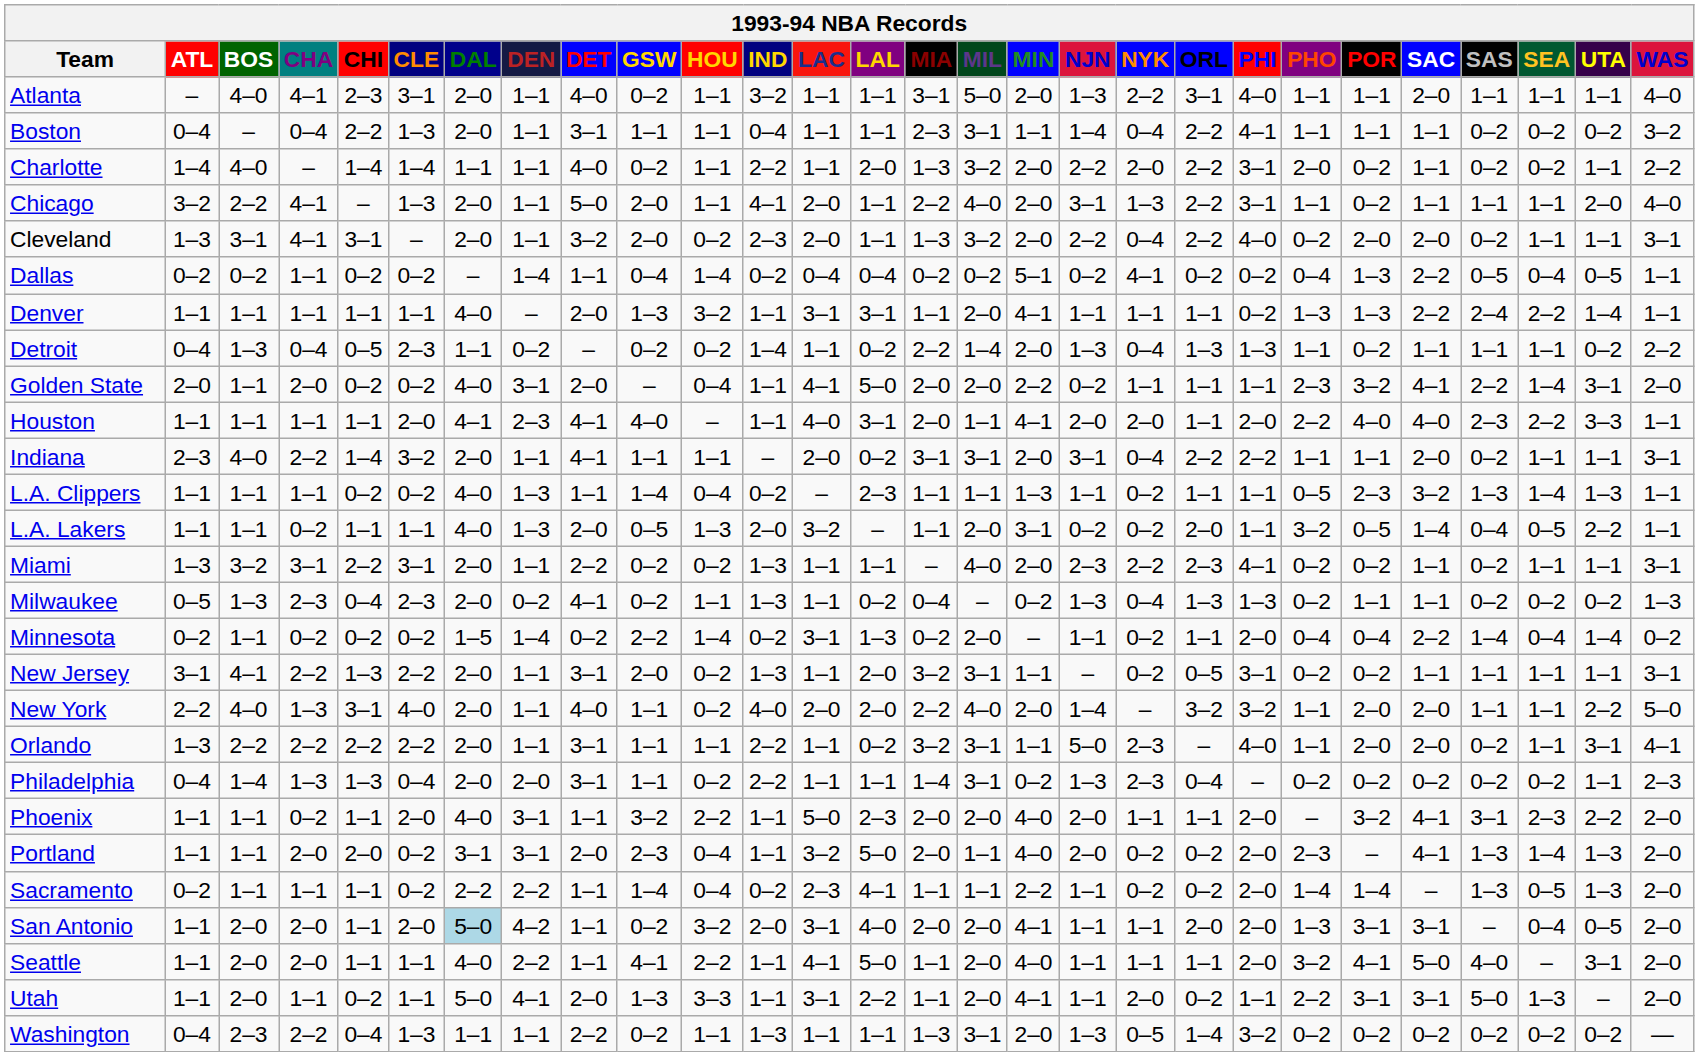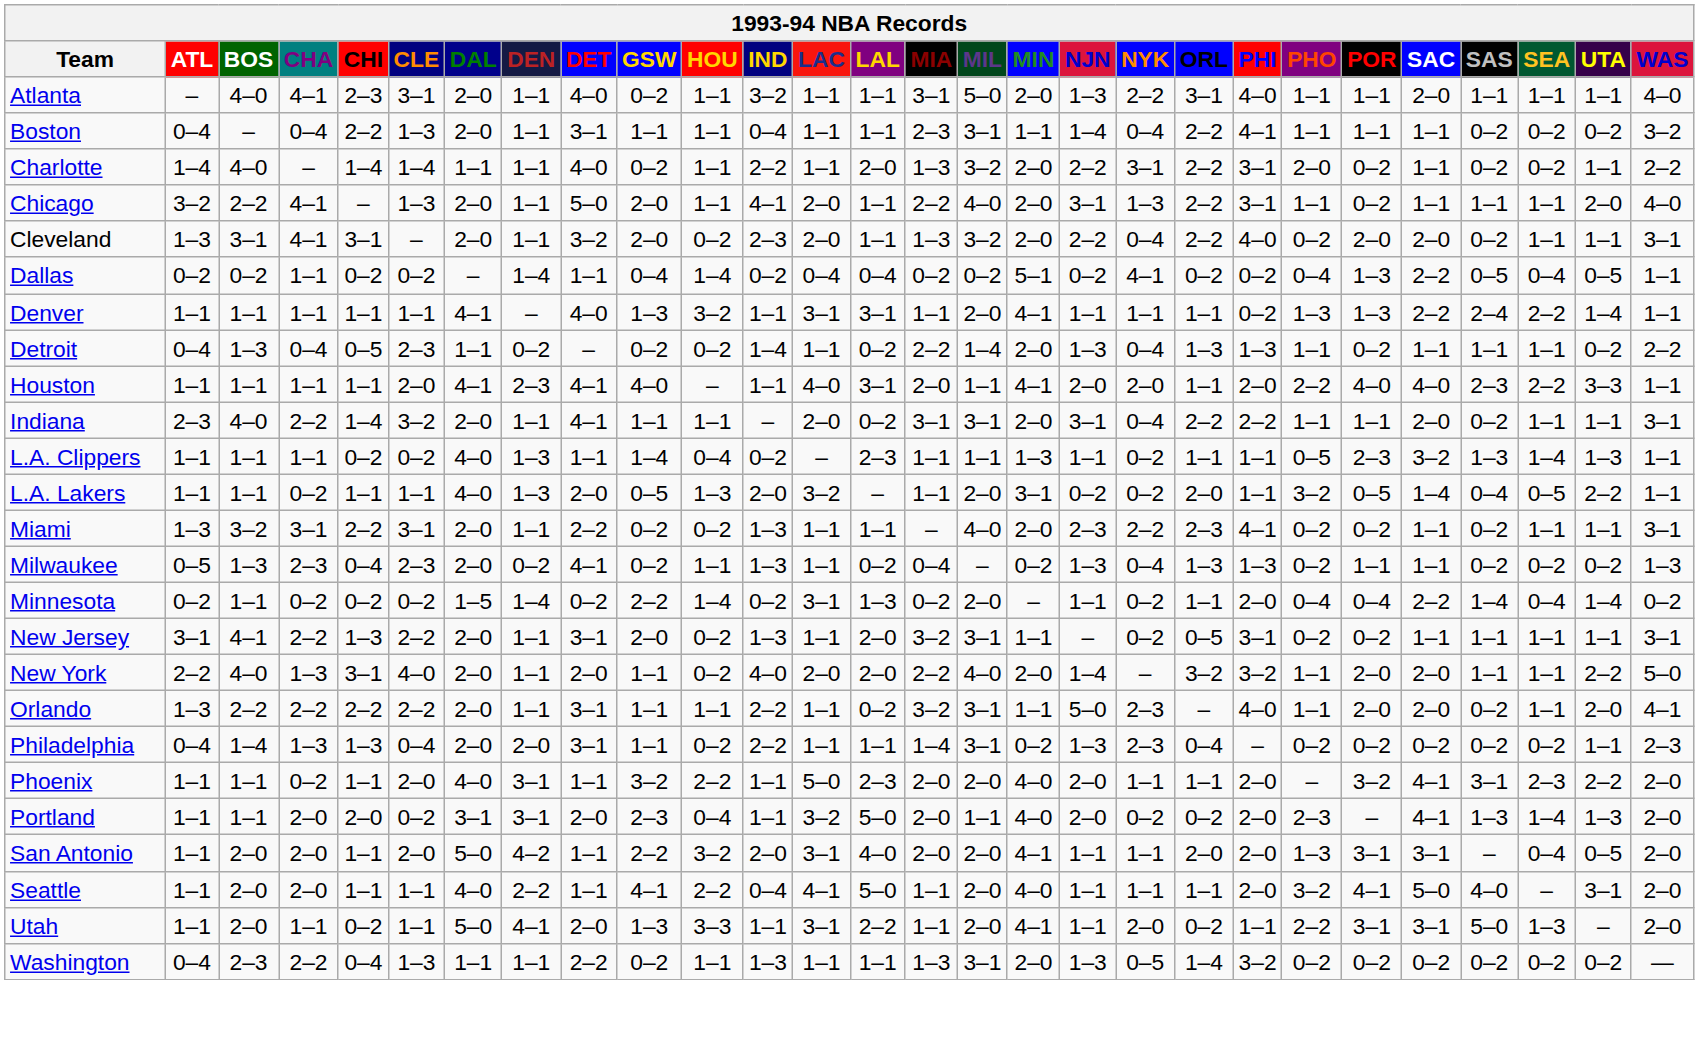(1145, 167) 2–0 -> (1145, 167) 3–1
(473, 312) 4–0 -> (473, 312) 4–1
(589, 312) 2–0 -> (589, 312) 4–0
- row: (77, 384)
(589, 709) 4–0 -> (589, 673) 2–0
(1603, 745) 3–1 -> (1603, 709) 2–0
- row: (71, 889)
(473, 925) lightblue background -> (473, 853) no background
(649, 925) 0–2 -> (649, 853) 2–2
(768, 961) 1–1 -> (768, 889) 0–4
